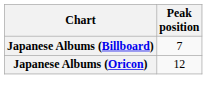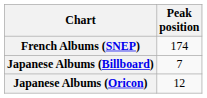+ row: (80, 45)
